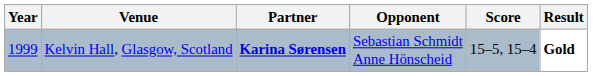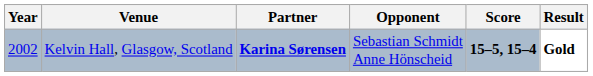(23, 50) 1999 -> (23, 50) 2002
(503, 50) normal -> (503, 50) bold
